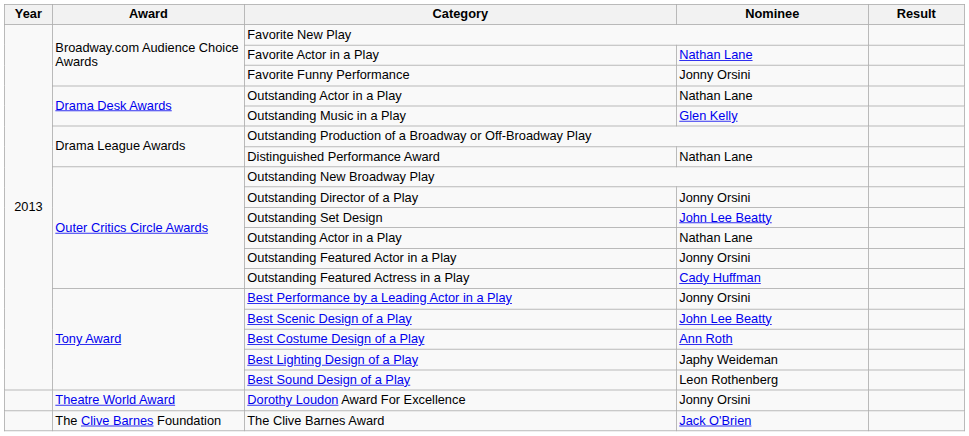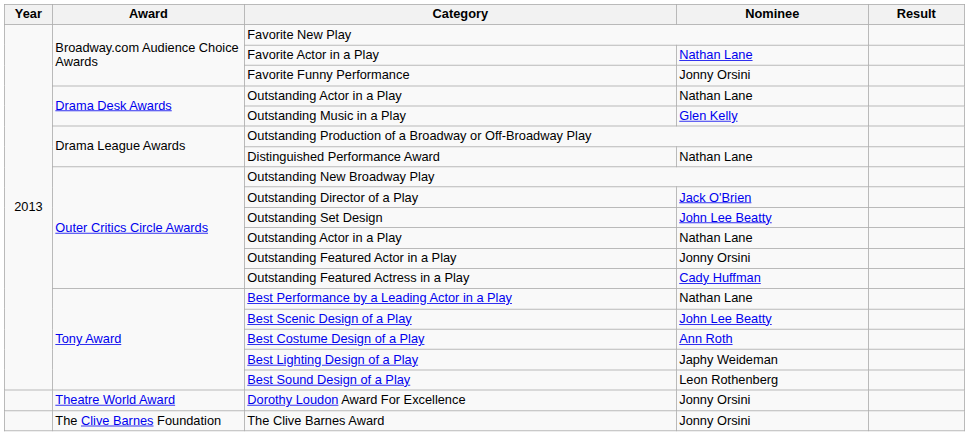(715, 197) Jonny Orsini -> (715, 197) Jack O'Brien
(715, 298) Jonny Orsini -> (716, 298) Nathan Lane
(715, 420) Jack O'Brien -> (715, 420) Jonny Orsini
